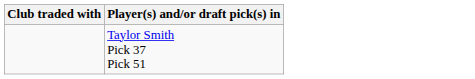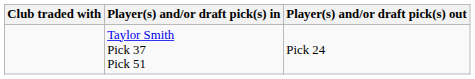+ column: (376, 14)
